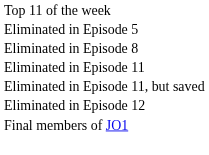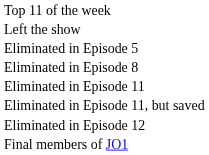+ row: (42, 29)
